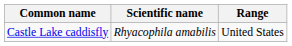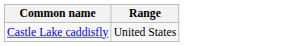- column: (165, 13)
